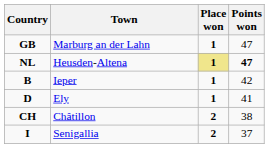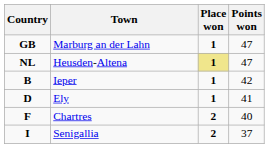(247, 62) bold -> (247, 62) normal
+ row: (72, 116)
- row: (74, 116)
